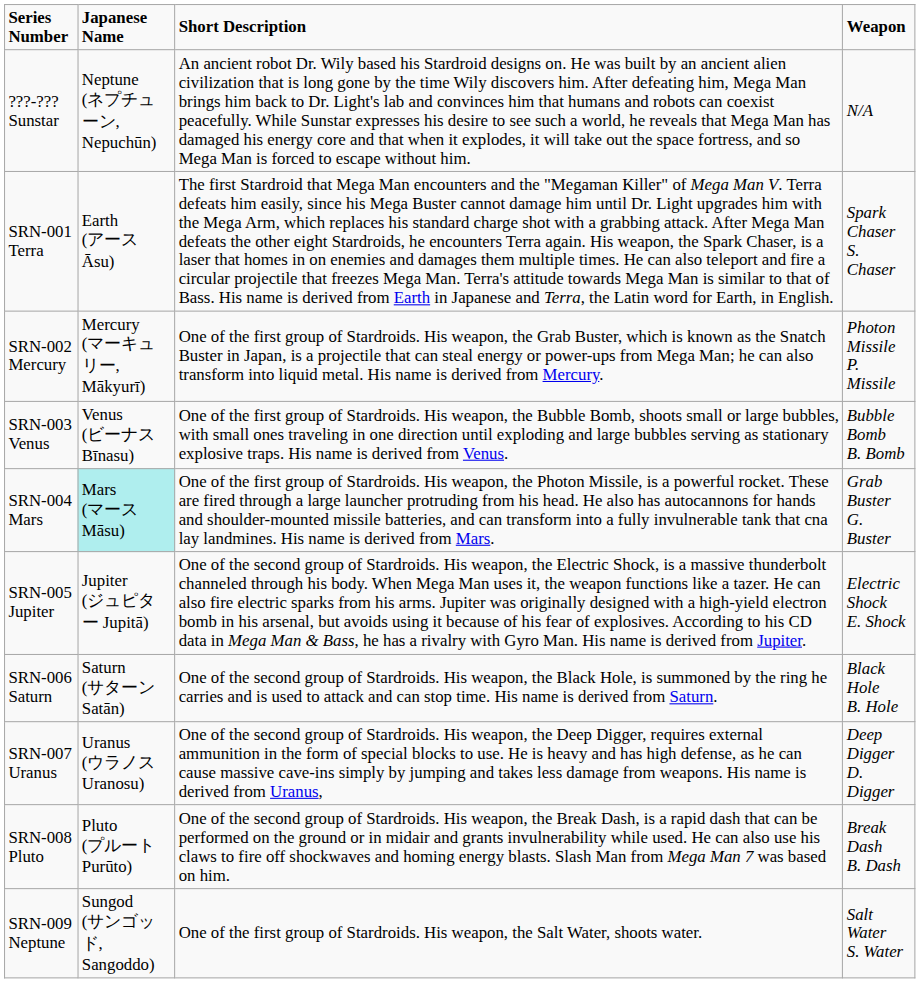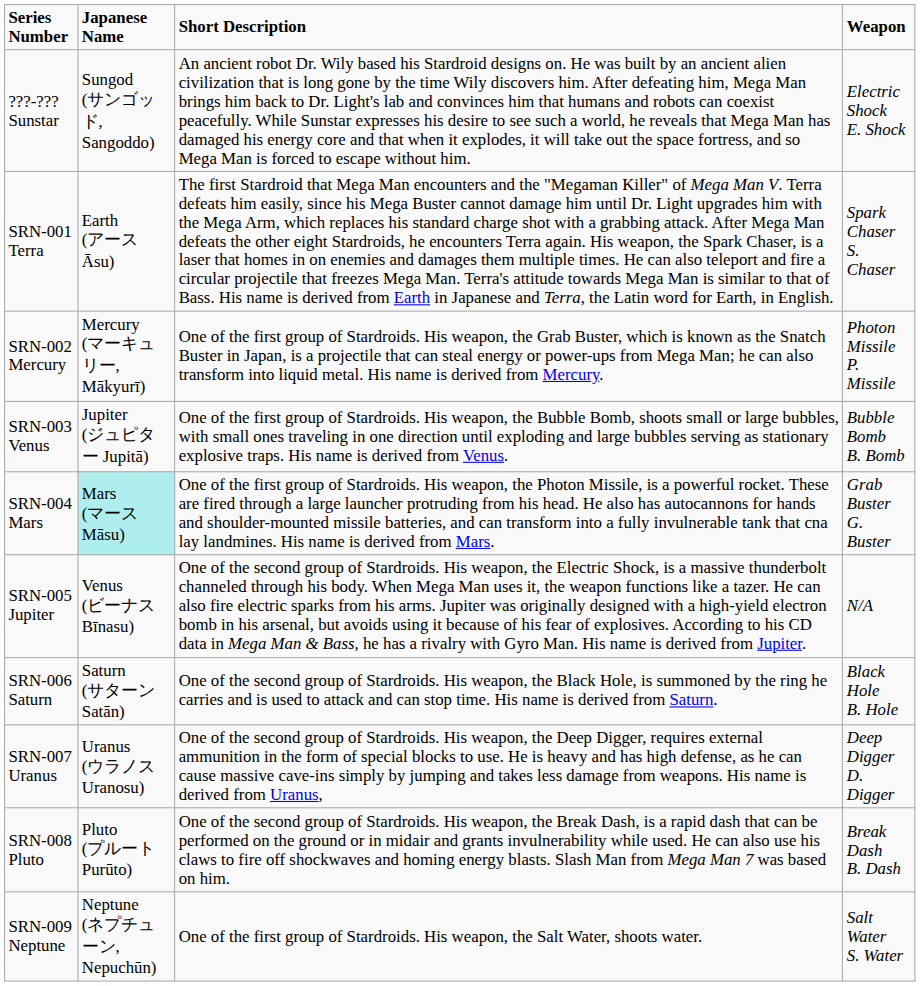(119, 110) Neptune (ネプチューン, Nepuchūn) -> (118, 110) Sungod (サンゴッド, Sangoddo)
(860, 110) N/A -> (876, 110) Electric Shock E. Shock
(118, 434) Venus (ビーナス Bīnasu) -> (118, 435) Jupiter (ジュピター Jupitā)
(118, 601) Jupiter (ジュピター Jupitā) -> (118, 606) Venus (ビーナス Bīnasu)
(876, 602) Electric Shock E. Shock -> (860, 606) N/A
(118, 933) Sungod (サンゴッド, Sangoddo) -> (119, 936) Neptune (ネプチューン, Nepuchūn)
